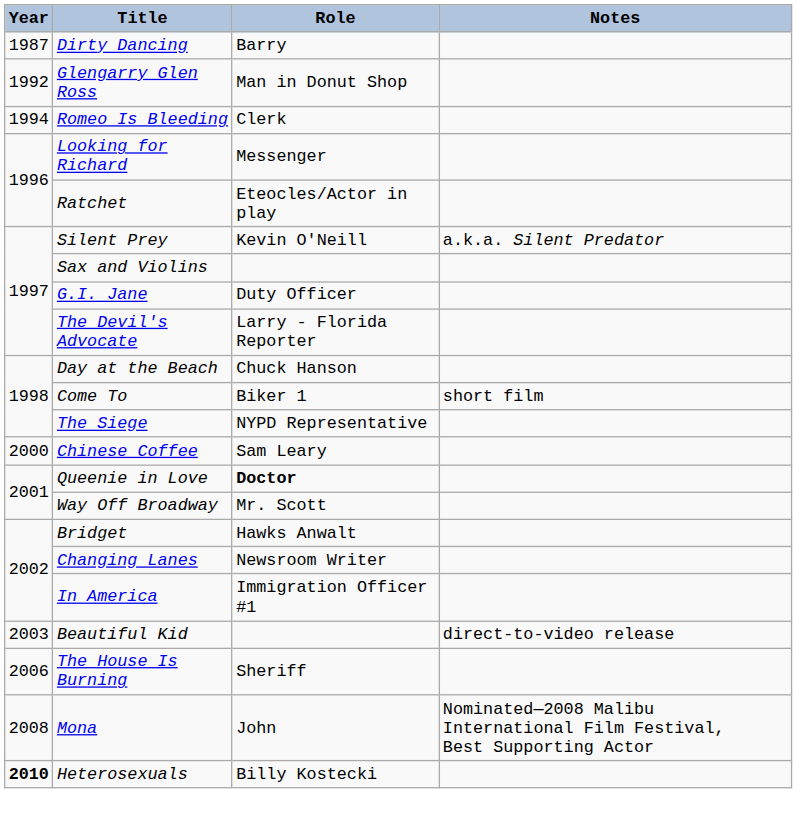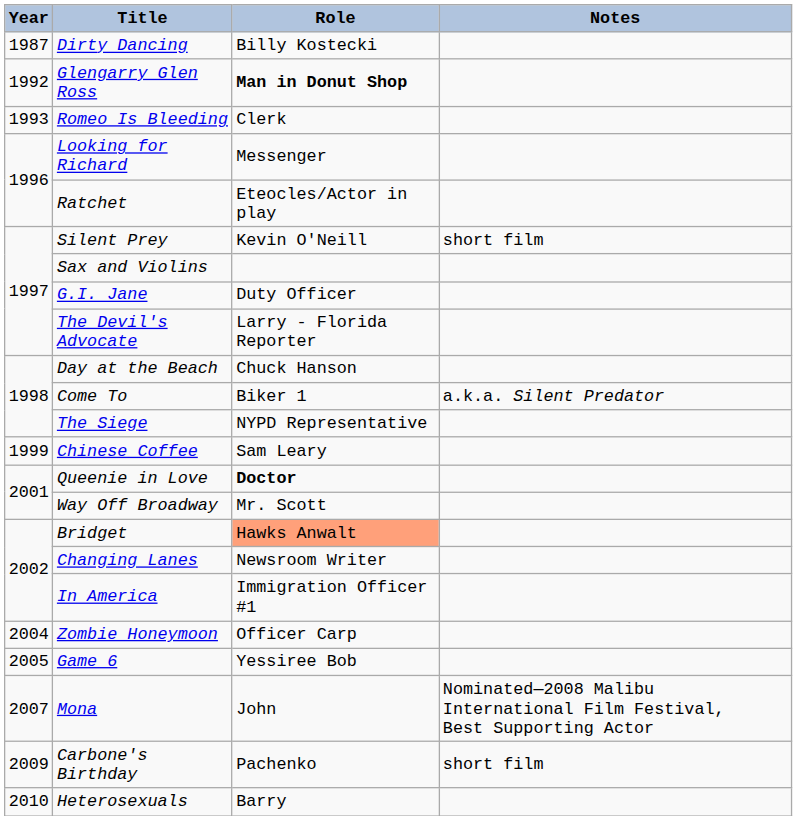(261, 46) Barry -> (307, 46) Billy Kostecki
(322, 83) normal -> (322, 83) bold
(29, 120) 1994 -> (29, 120) 1993
(554, 240) a.k.a. Silent Predator -> (493, 240) short film
(493, 396) short film -> (554, 396) a.k.a. Silent Predator
(29, 451) 2000 -> (29, 451) 1999
(297, 533) no background -> (297, 533) lightsalmon background
- row: (122, 634)
+ row: (137, 634)
+ row: (87, 662)
- row: (117, 671)
(29, 728) 2008 -> (29, 708) 2007
+ row: (102, 765)
(29, 774) bold -> (29, 802) normal
(307, 774) Billy Kostecki -> (261, 802) Barry
